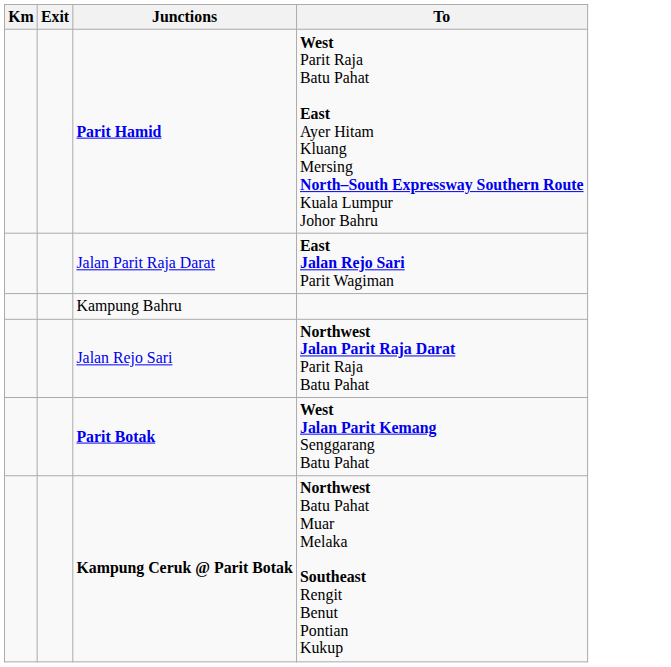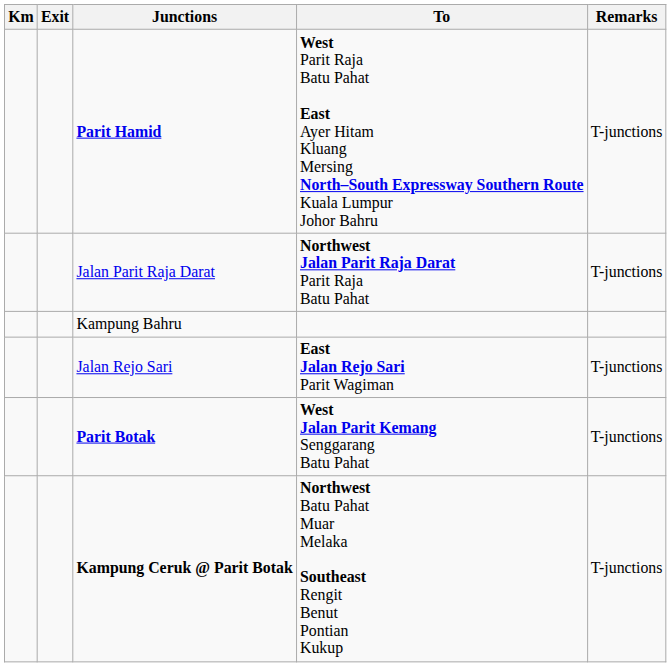+ column: (627, 17)
(352, 263) East Jalan Rejo Sari Parit Wagiman -> (378, 272) Northwest Jalan Parit Raja Darat Parit Raja Batu Pahat
(378, 358) Northwest Jalan Parit Raja Darat Parit Raja Batu Pahat -> (352, 367) East Jalan Rejo Sari Parit Wagiman
